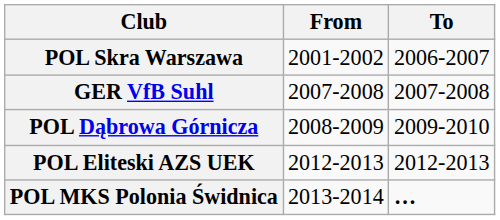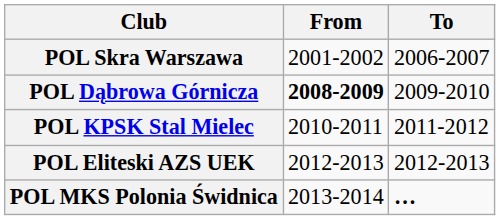- row: (144, 92)
(336, 127) normal -> (336, 92) bold
+ row: (144, 127)
